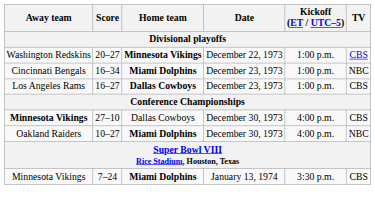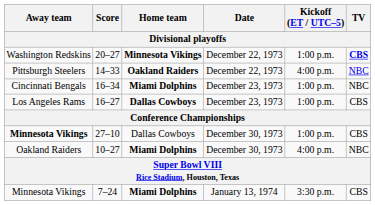(359, 54) normal -> (359, 54) bold
+ row: (108, 70)
(316, 117) 4:00 p.m. -> (316, 133) 1:00 p.m.
